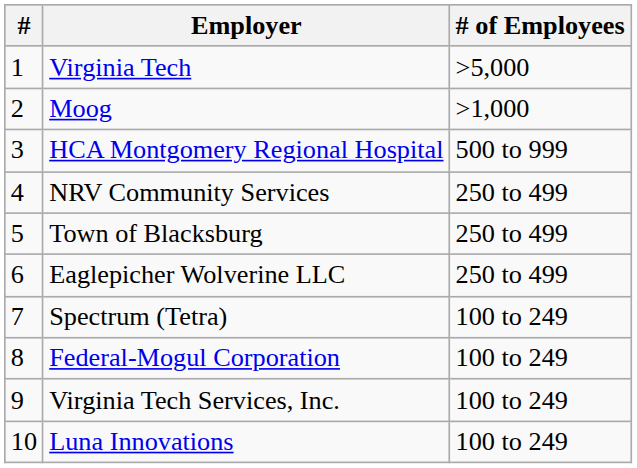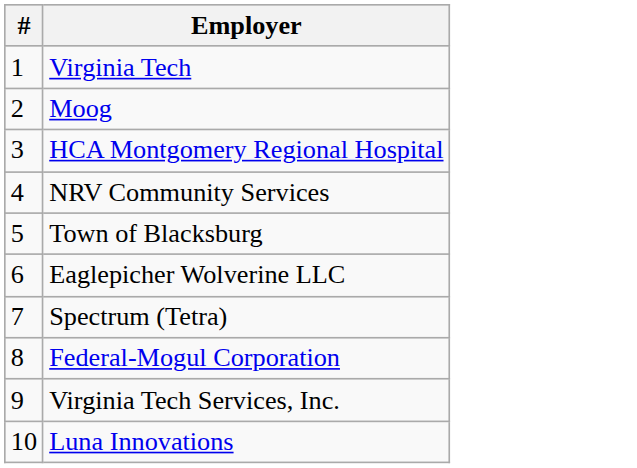- column: (540, 25)
